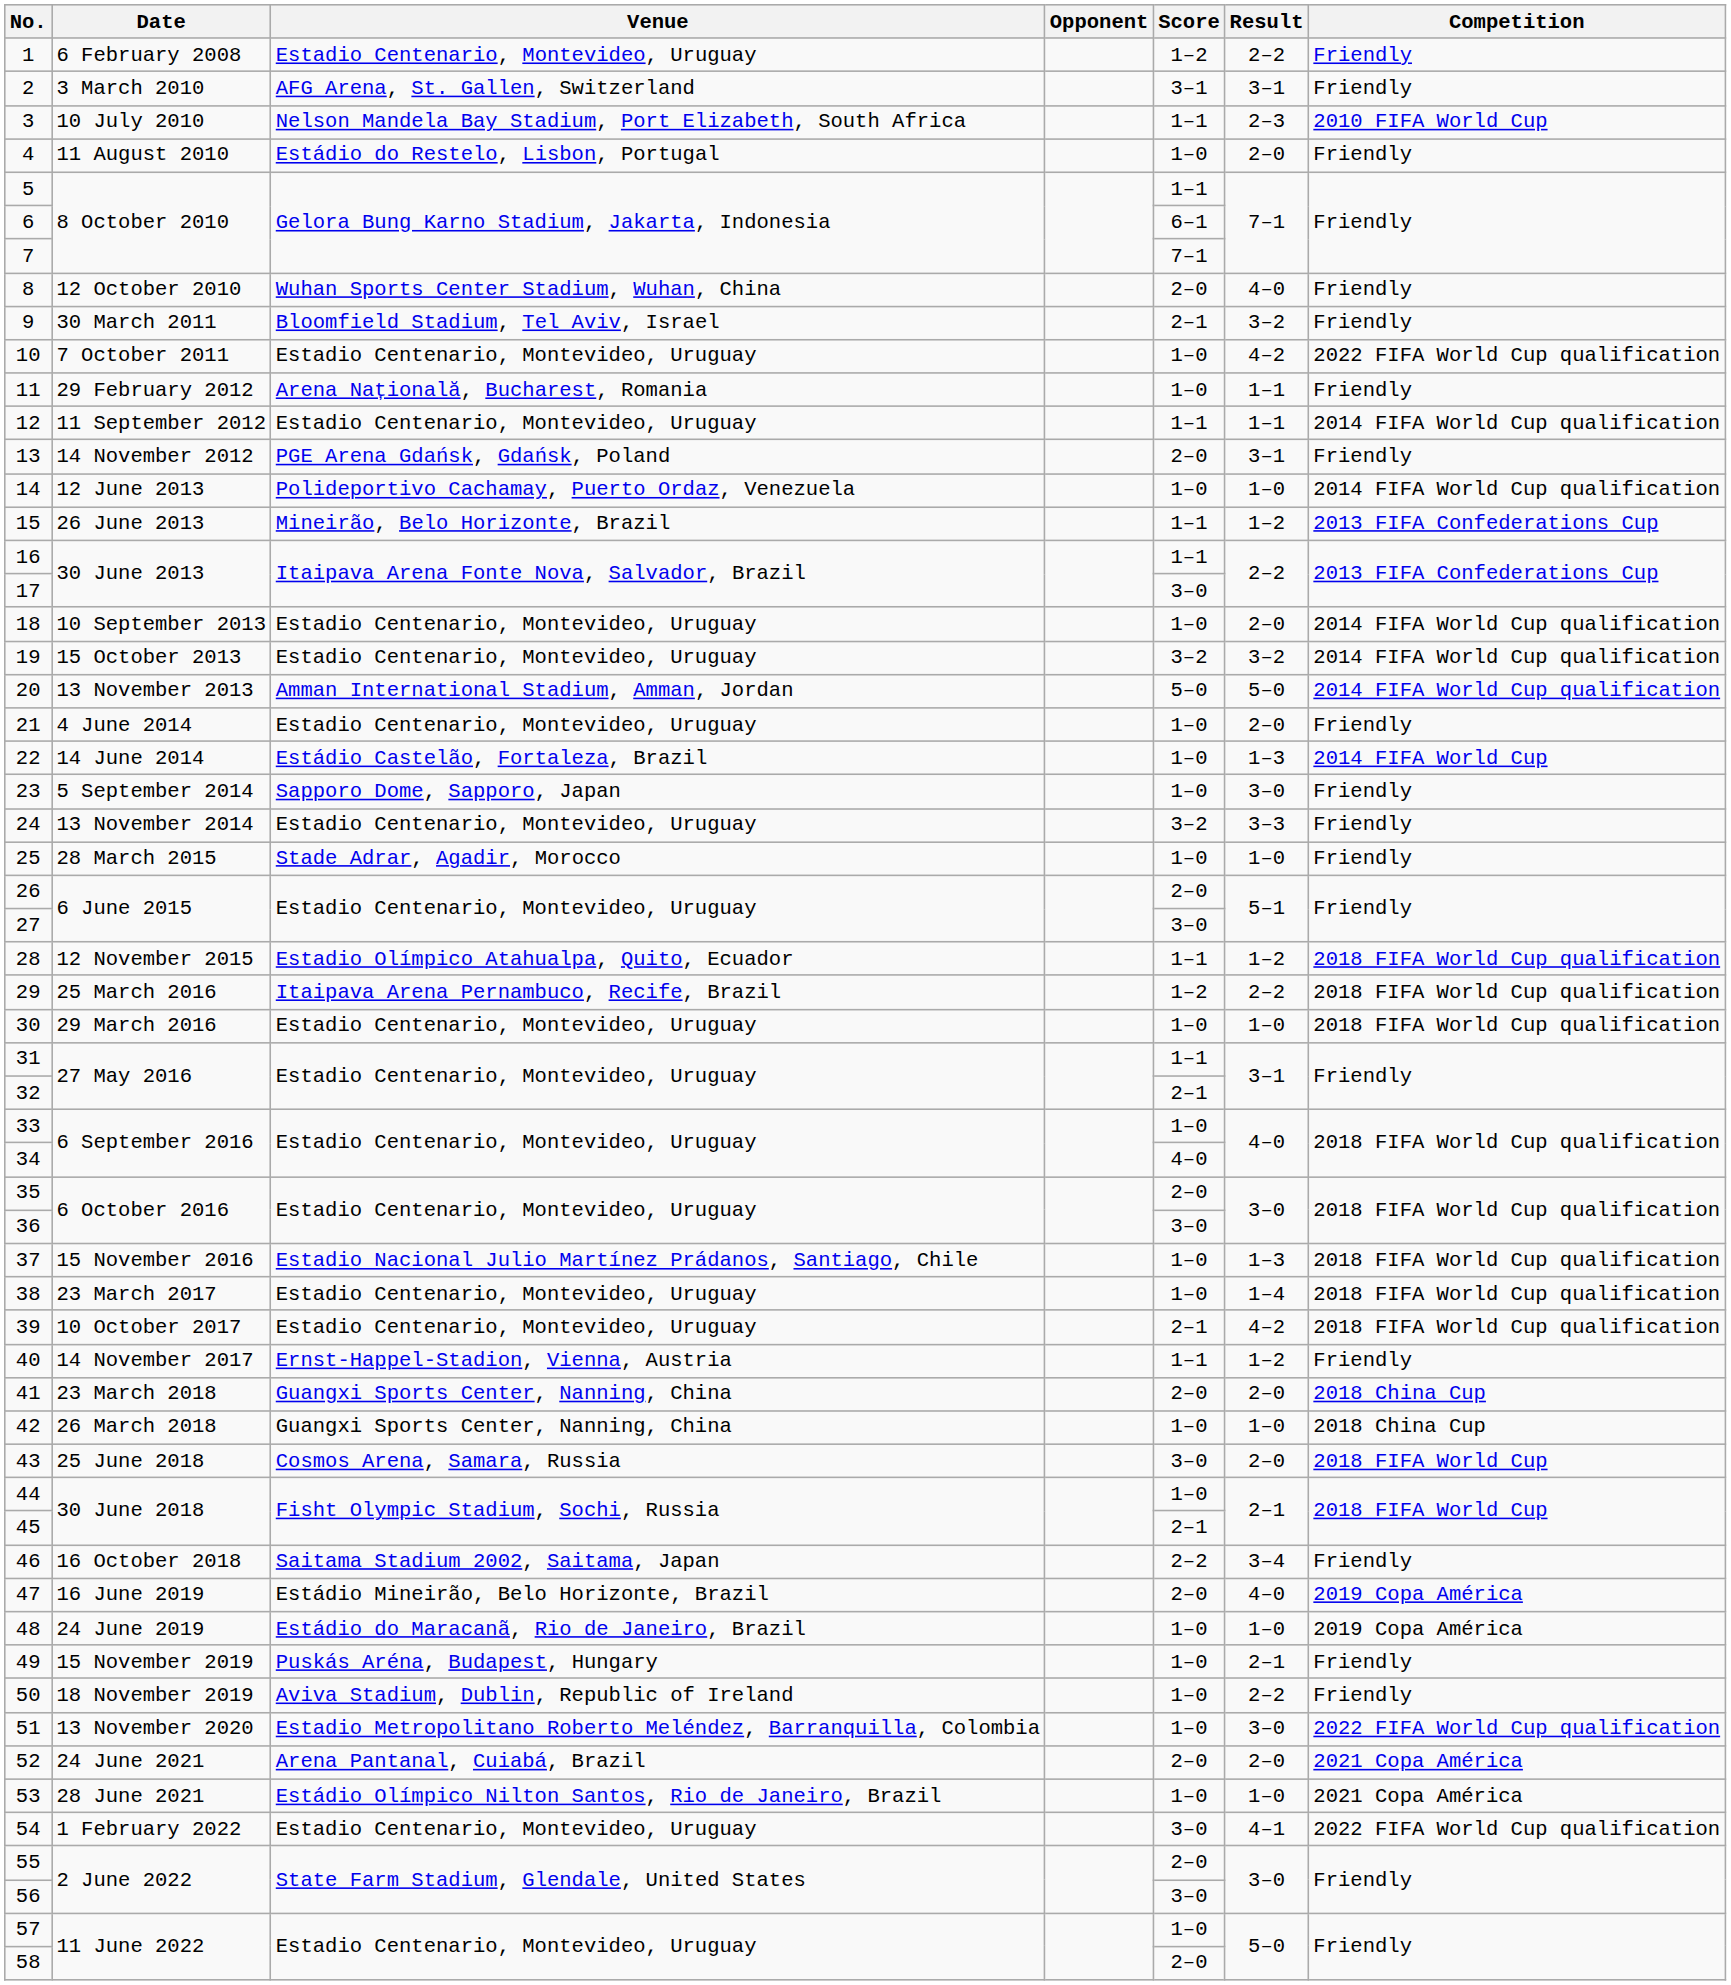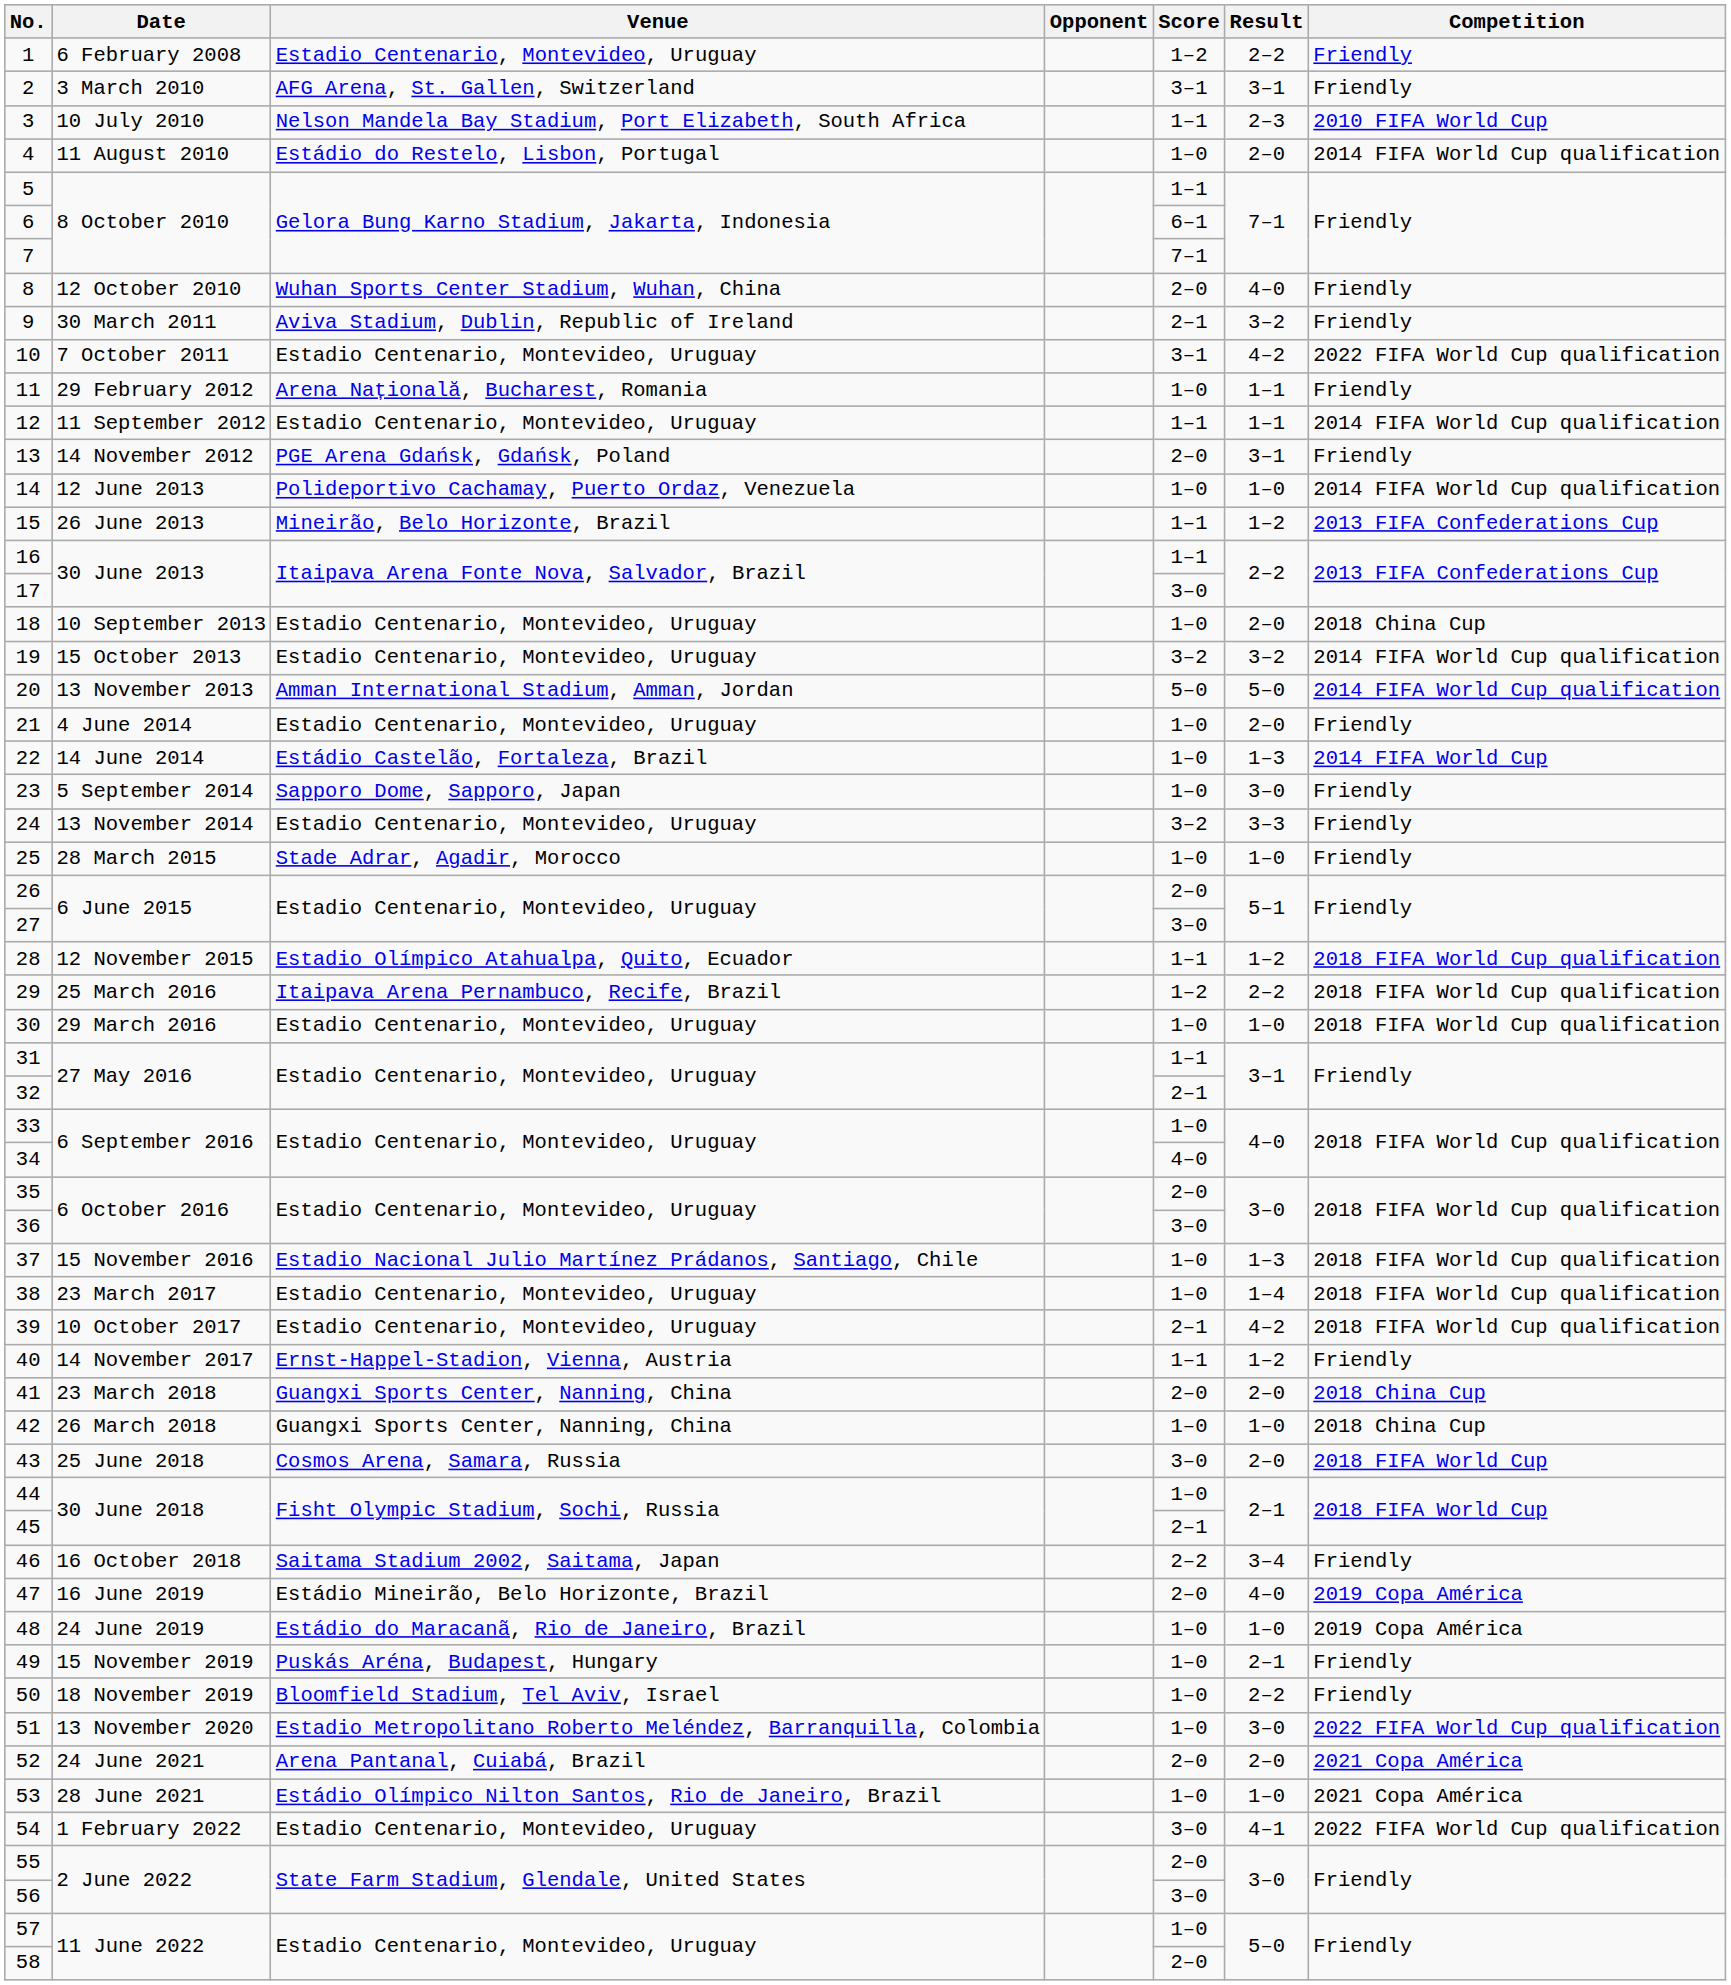(1363, 155) Friendly -> (1517, 155) 2014 FIFA World Cup qualification
(498, 323) Bloomfield Stadium, Tel Aviv, Israel -> (535, 323) Aviva Stadium, Dublin, Republic of Ireland
(1189, 356) 1–0 -> (1189, 356) 3–1
(1517, 624) 2014 FIFA World Cup qualification -> (1400, 624) 2018 China Cup
(535, 1695) Aviva Stadium, Dublin, Republic of Ireland -> (498, 1695) Bloomfield Stadium, Tel Aviv, Israel
